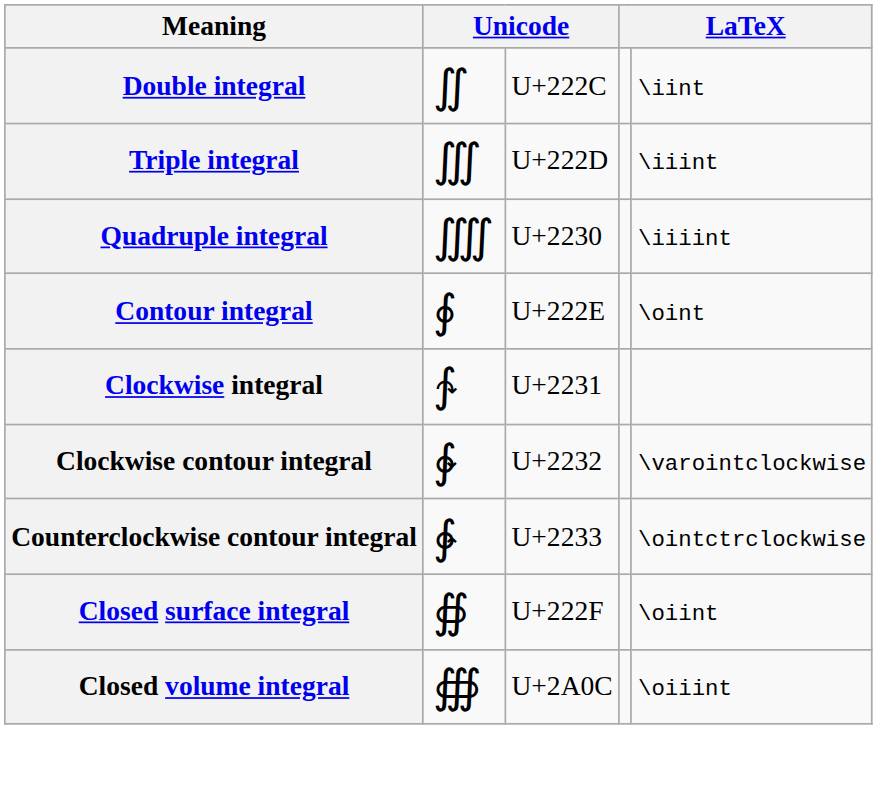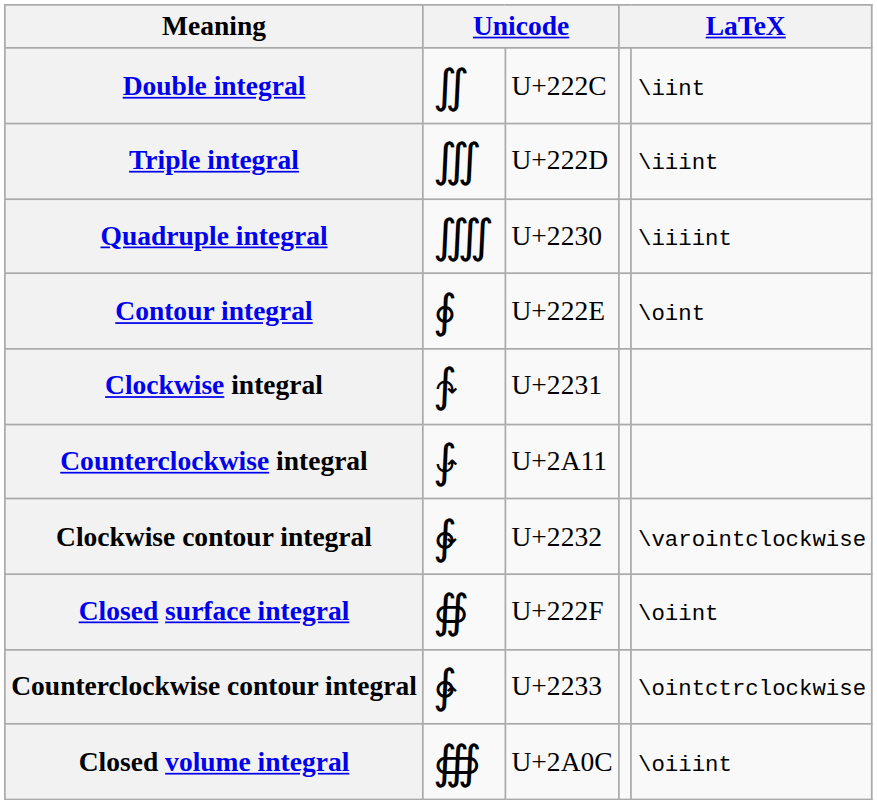+ row: (214, 461)
rows swapped: (214, 536) <-> (214, 611)
